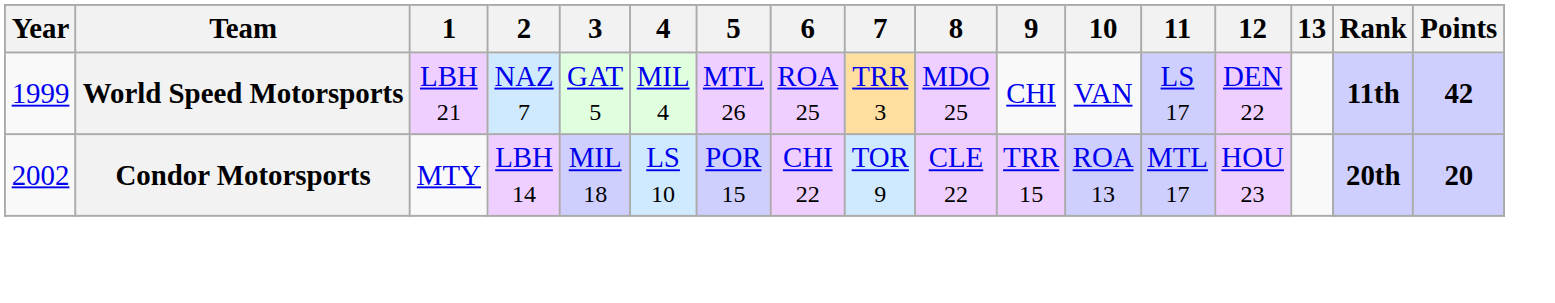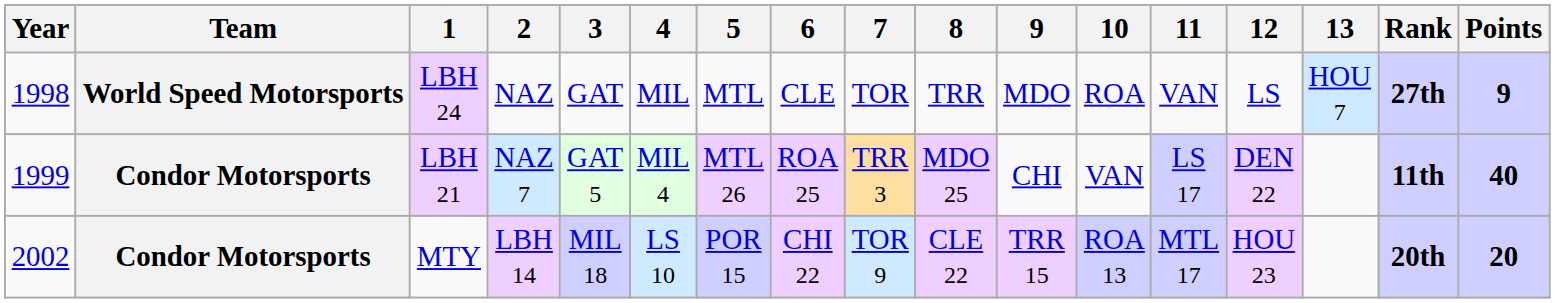+ row: (449, 93)
(243, 93) World Speed Motorsports -> (243, 175) Condor Motorsports
(1459, 93) 42 -> (1504, 175) 40
